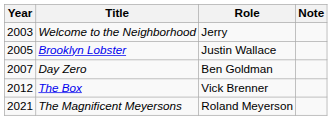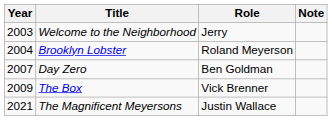(20, 50) 2005 -> (20, 50) 2004
(239, 50) Justin Wallace -> (247, 50) Roland Meyerson
(20, 87) 2012 -> (20, 87) 2009
(247, 106) Roland Meyerson -> (239, 106) Justin Wallace
